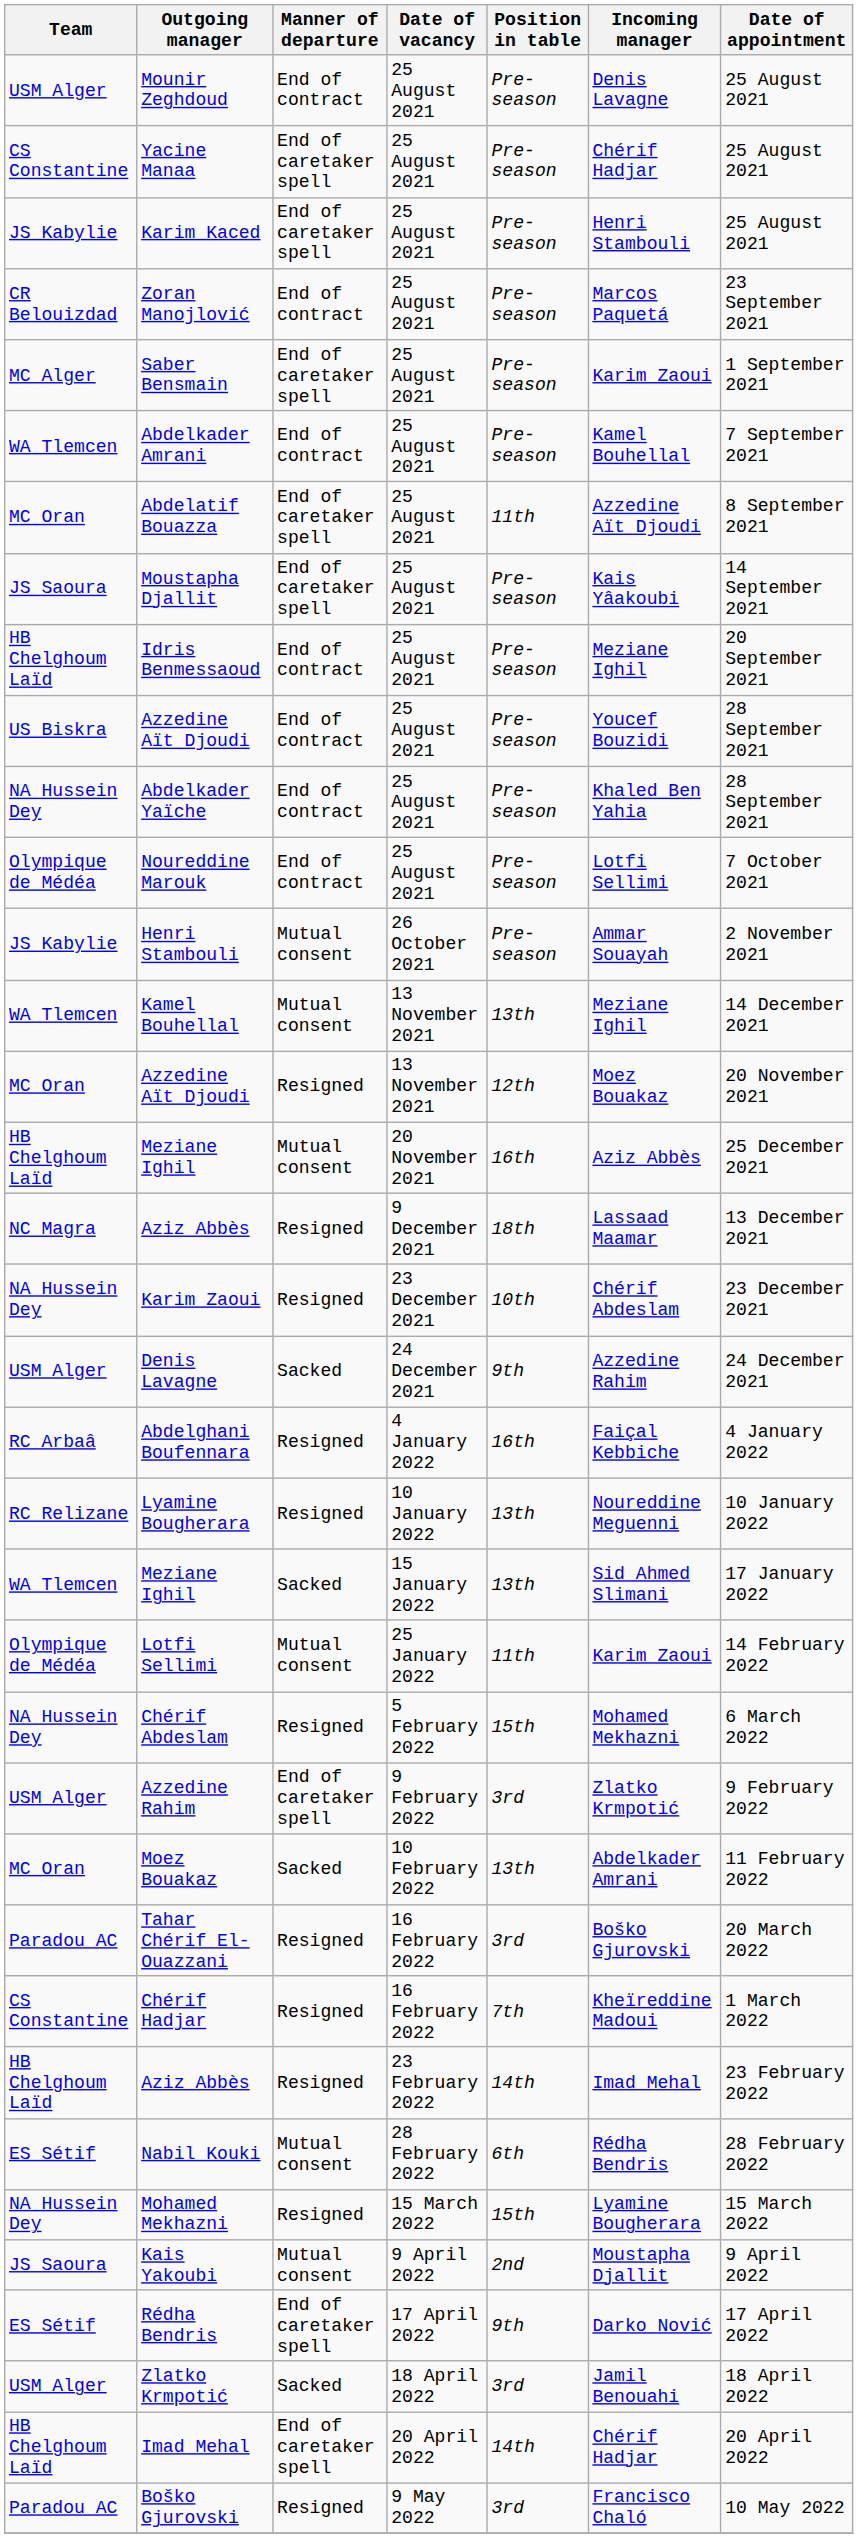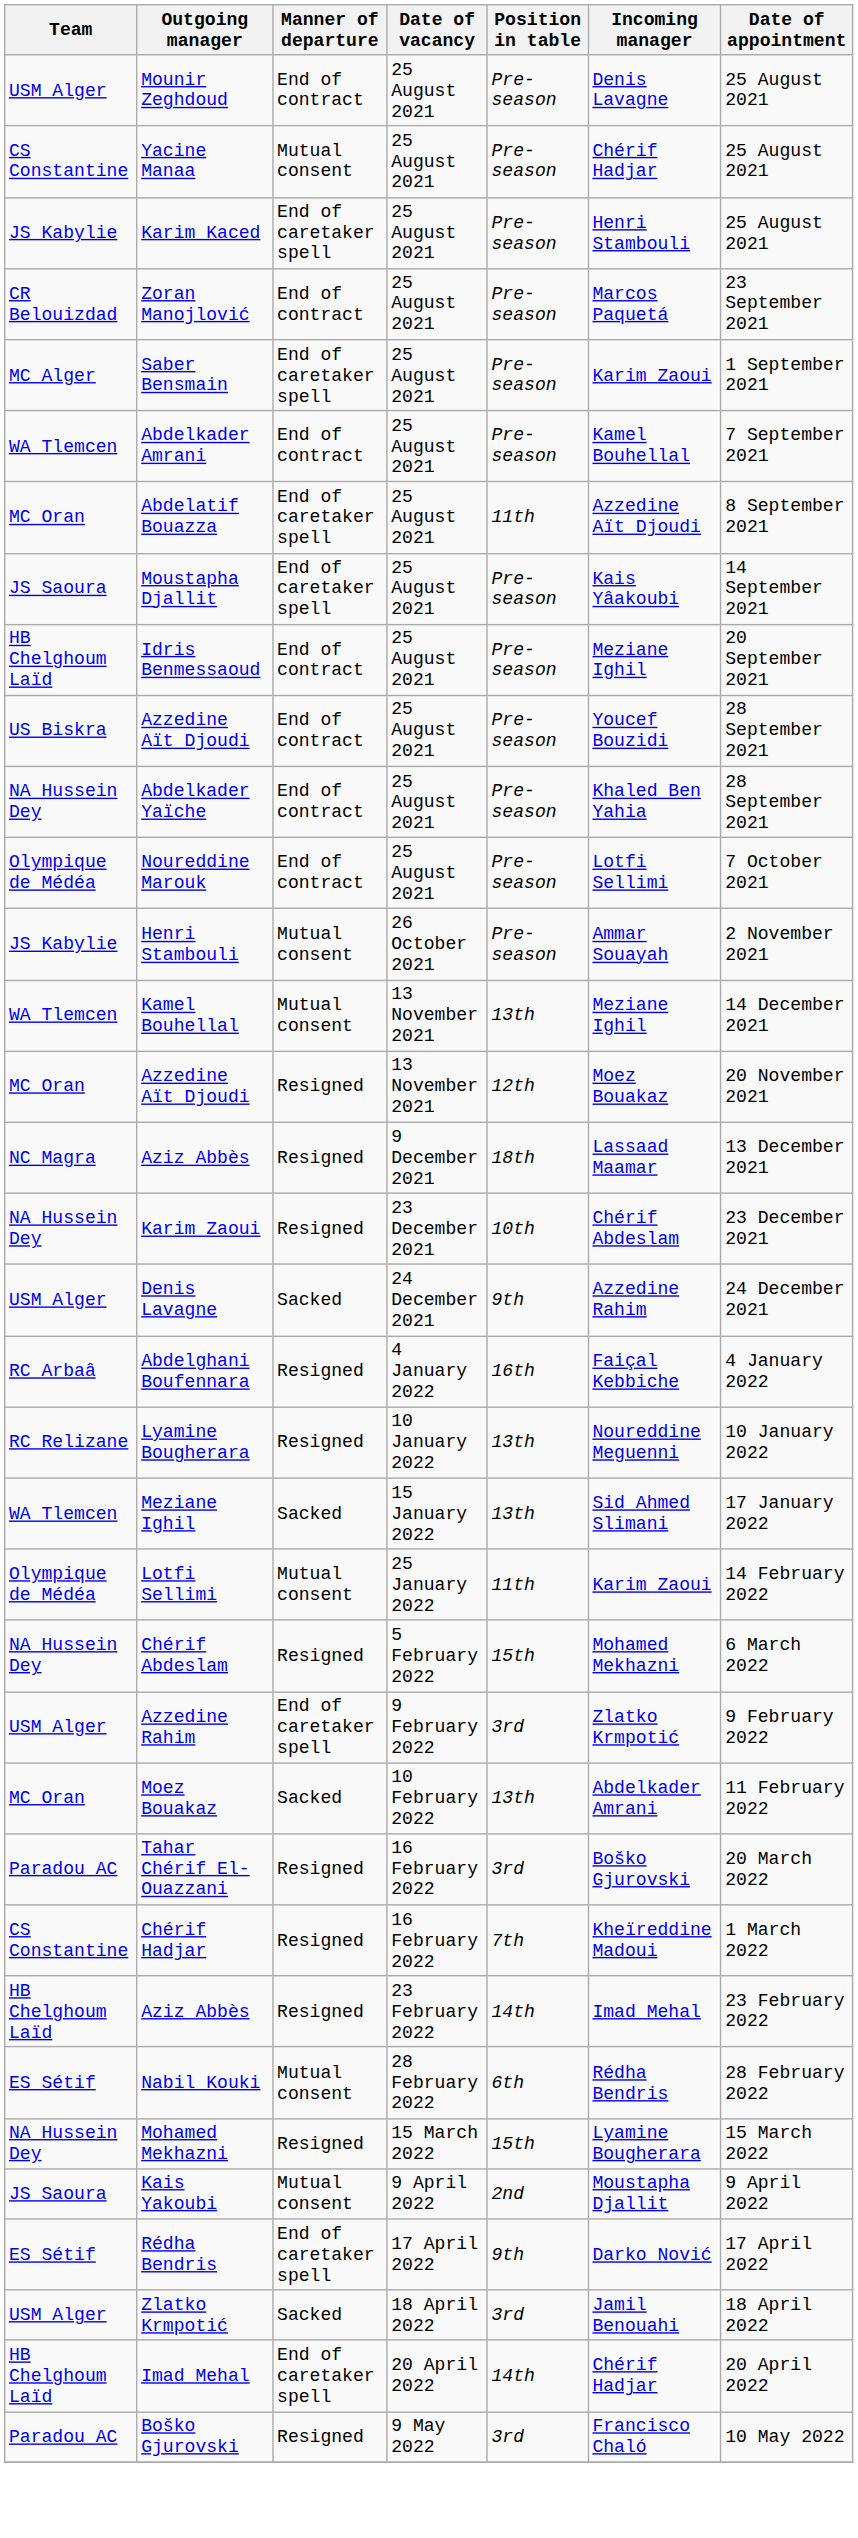(326, 162) End of caretaker spell -> (315, 162) Mutual consent
- row: (179, 1158)
